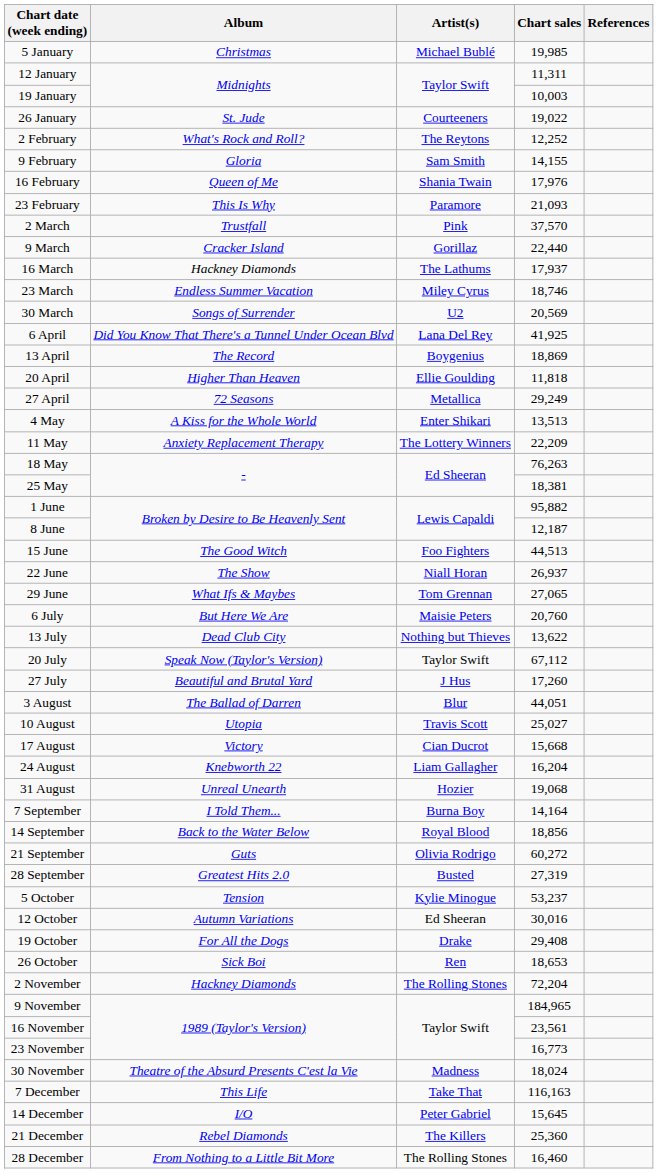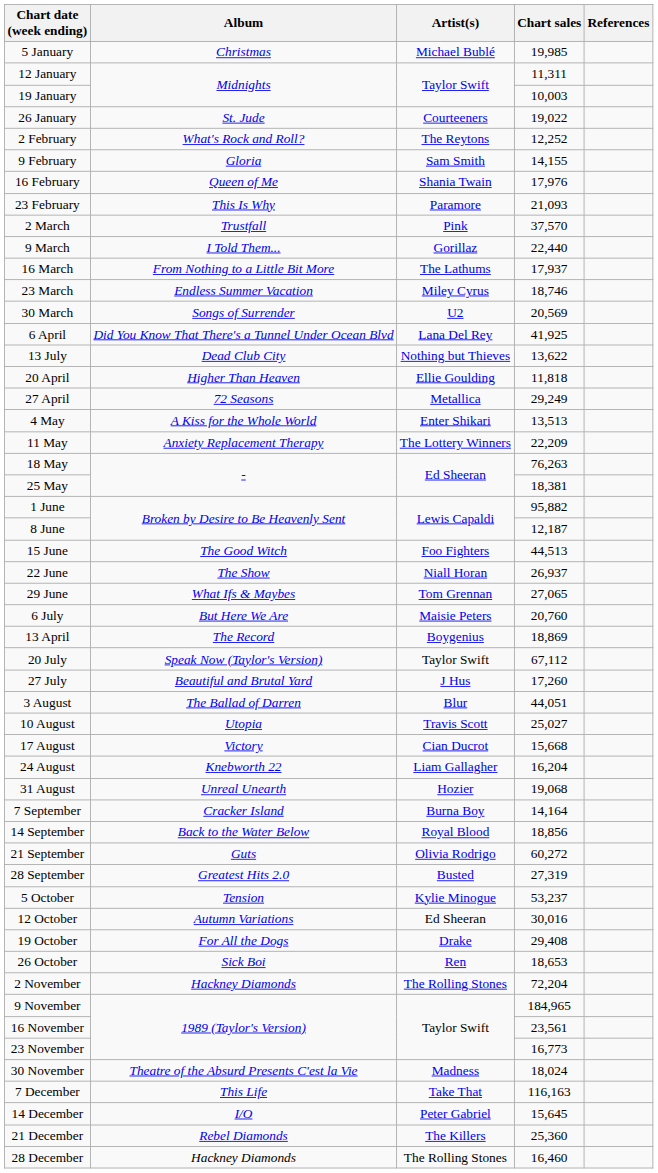(244, 246) Cracker Island -> (244, 246) I Told Them...
(244, 268) Hackney Diamonds -> (244, 268) From Nothing to a Little Bit More
rows swapped: (47, 355) <-> (47, 636)
(244, 810) I Told Them... -> (244, 810) Cracker Island
(244, 1156) From Nothing to a Little Bit More -> (244, 1156) Hackney Diamonds
